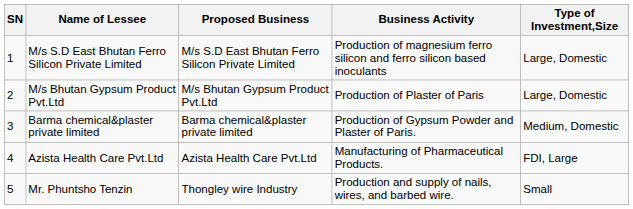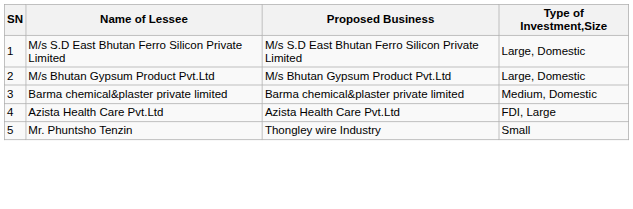- column: (426, 20)
